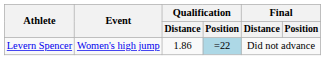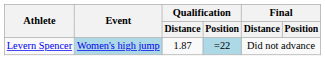(118, 46) no background -> (118, 46) lightblue background
(183, 46) 1.86 -> (183, 46) 1.87
